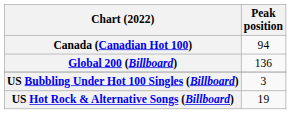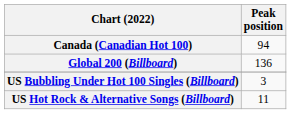(263, 99) 19 -> (263, 99) 11
